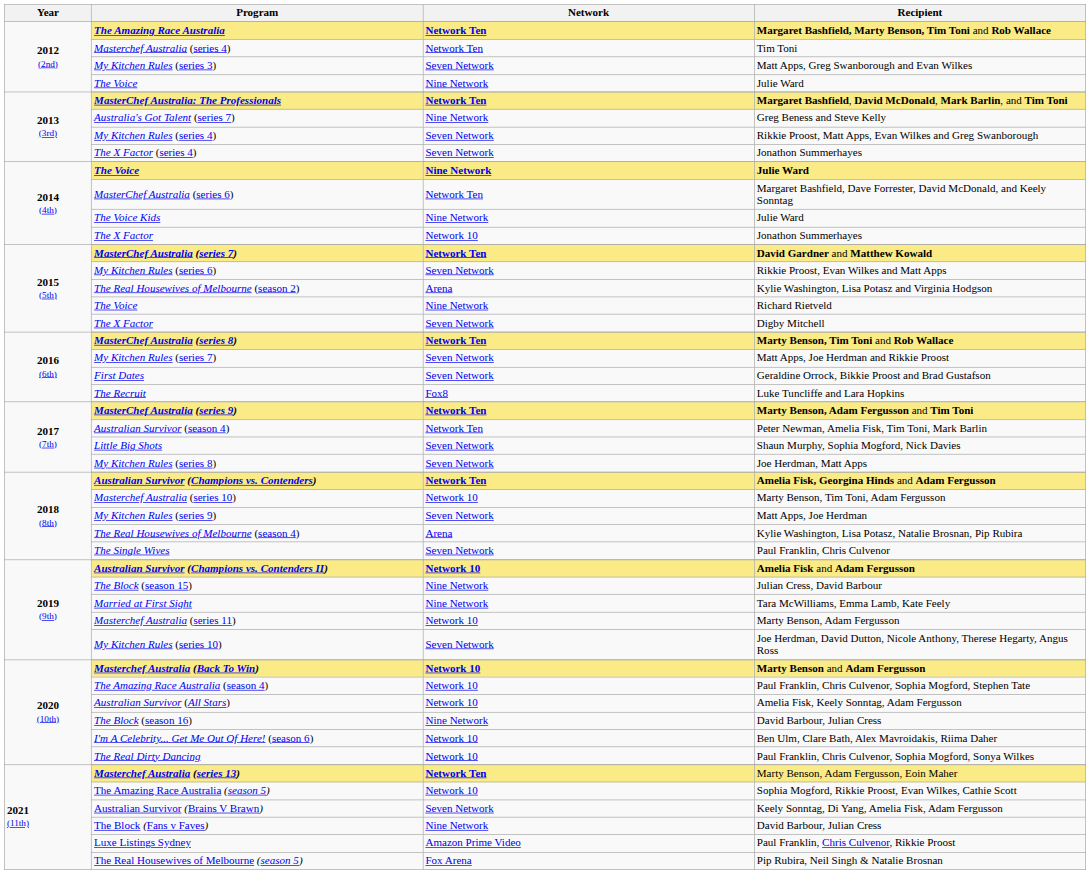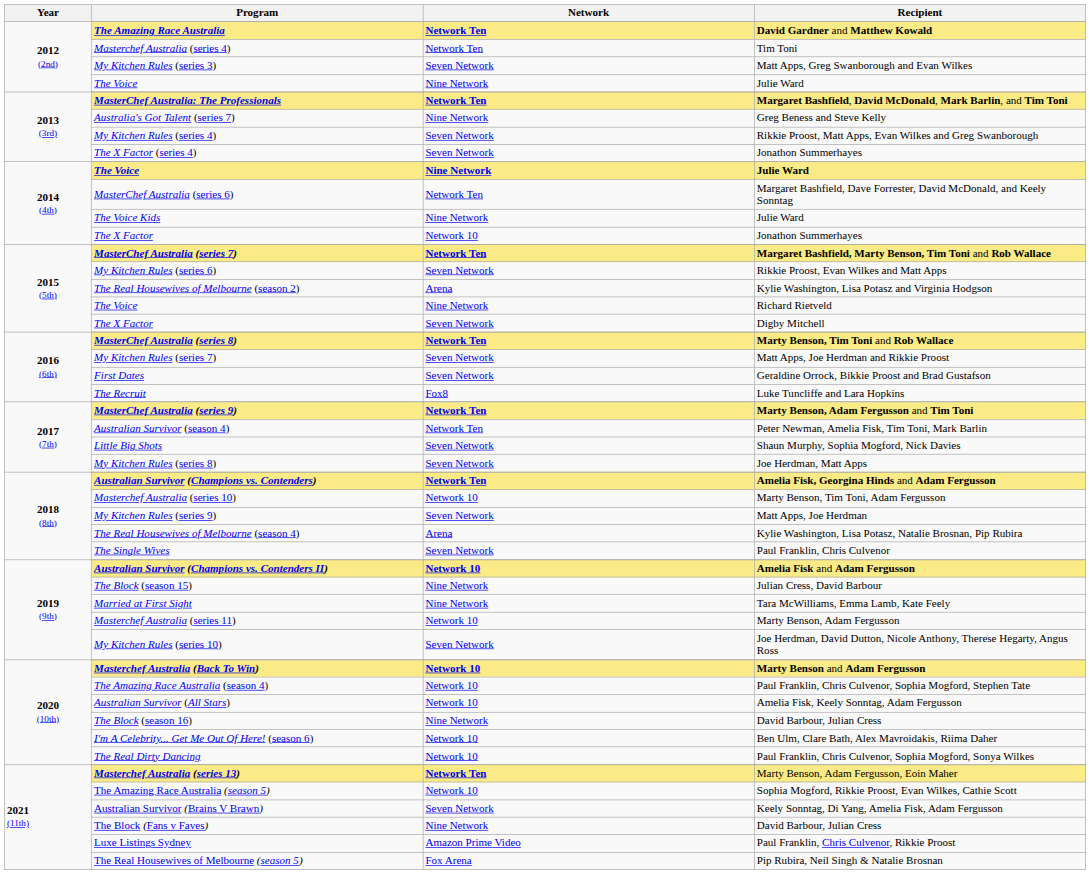(904, 30) Margaret Bashfield, Marty Benson, Tim Toni and Rob Wallace -> (844, 30) David Gardner and Matthew Kowald
(844, 253) David Gardner and Matthew Kowald -> (904, 253) Margaret Bashfield, Marty Benson, Tim Toni and Rob Wallace
